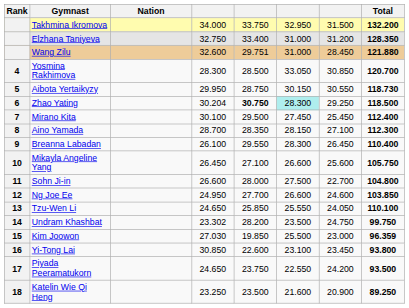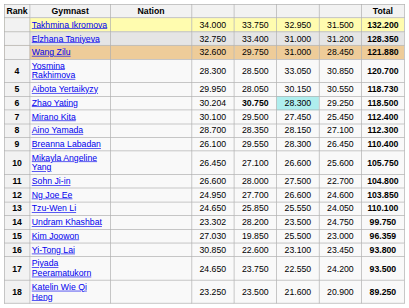(255, 52) 29.751 -> (255, 52) 29.750
(255, 89) 28.750 -> (255, 89) 28.050
